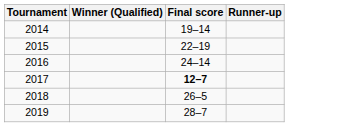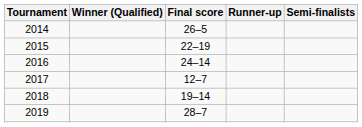+ column: (321, 12)
(195, 29) 19–14 -> (195, 29) 26–5
(195, 79) bold -> (195, 79) normal
(195, 96) 26–5 -> (195, 96) 19–14
